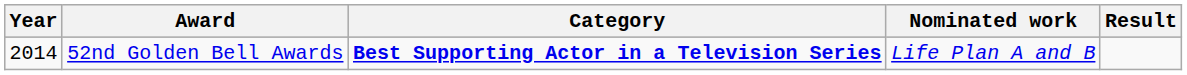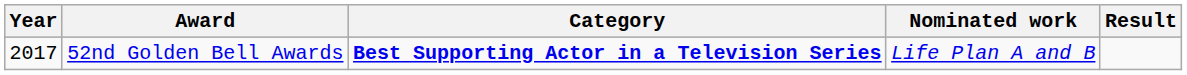(34, 54) 2014 -> (34, 54) 2017
